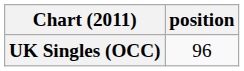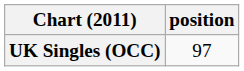(202, 50) 96 -> (202, 50) 97
